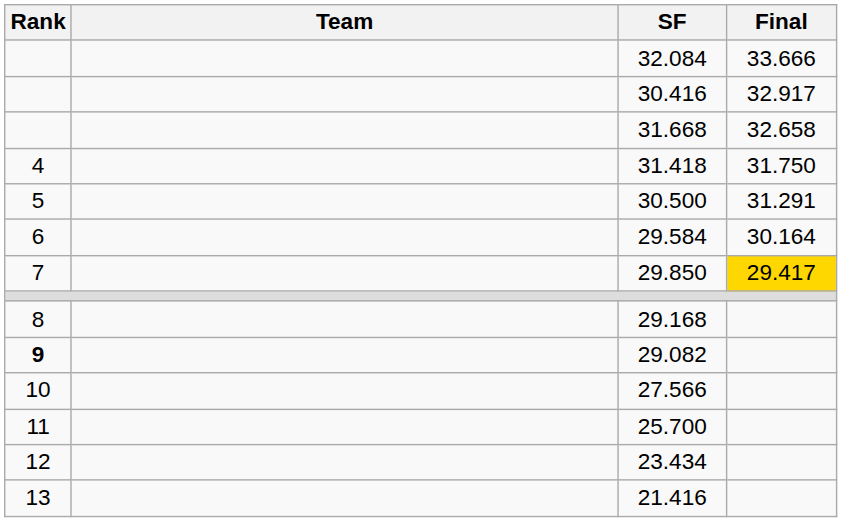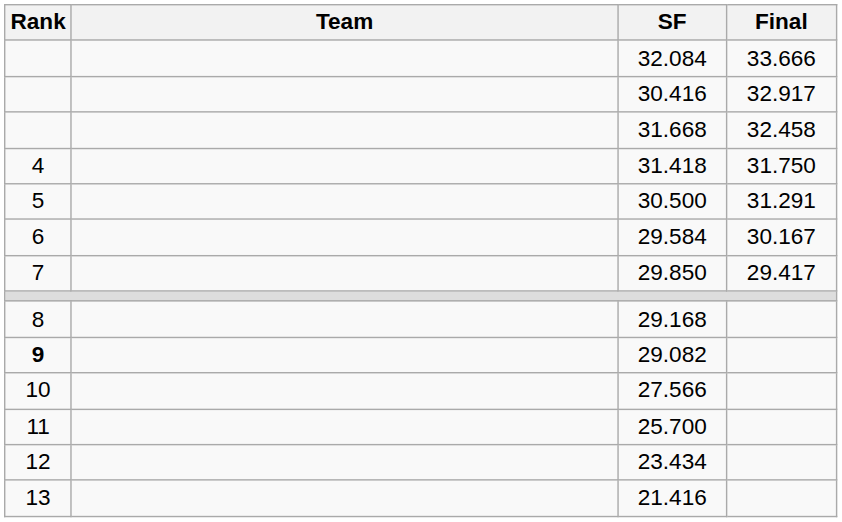(781, 129) 32.658 -> (781, 129) 32.458
(781, 237) 30.164 -> (781, 237) 30.167
(781, 272) gold background -> (781, 272) no background
